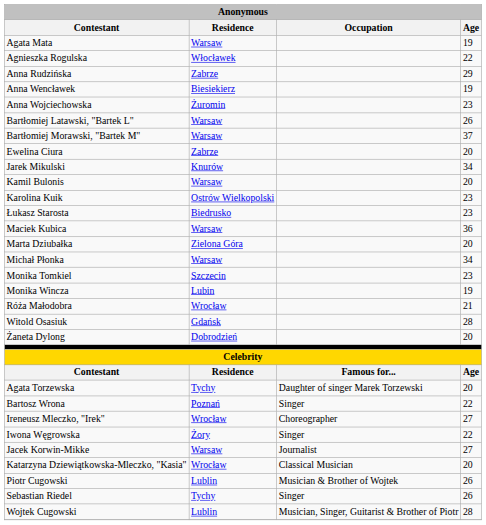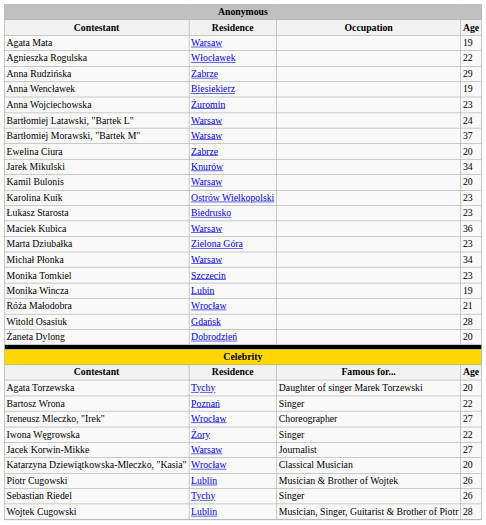(468, 120) 26 -> (468, 120) 24
(468, 244) 20 -> (468, 244) 23
